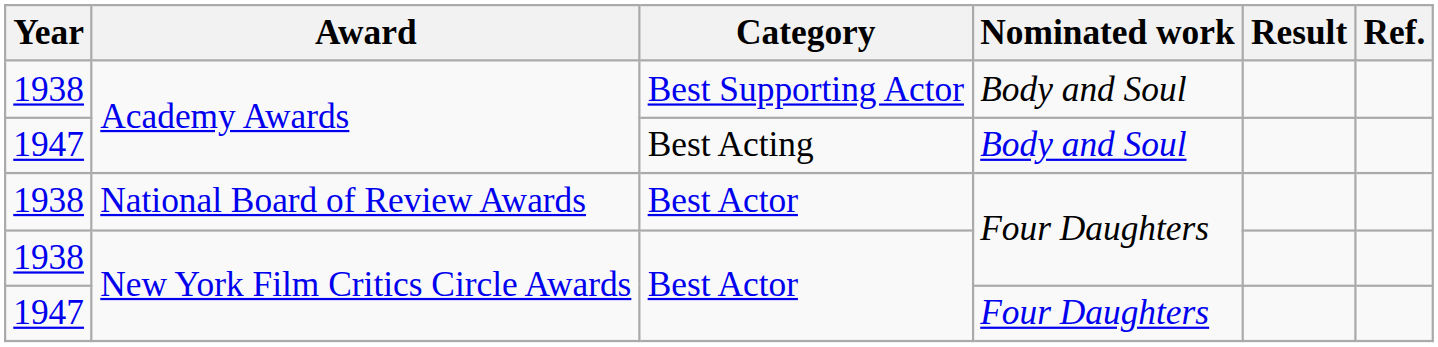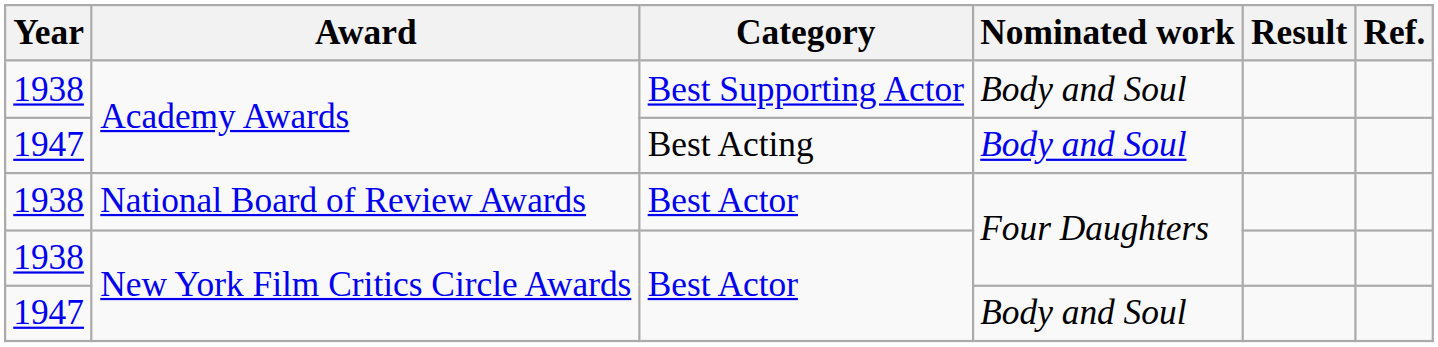(1095, 312) Four Daughters -> (1083, 312) Body and Soul
